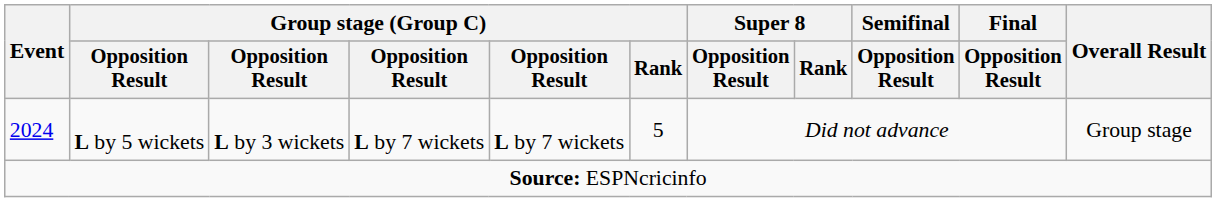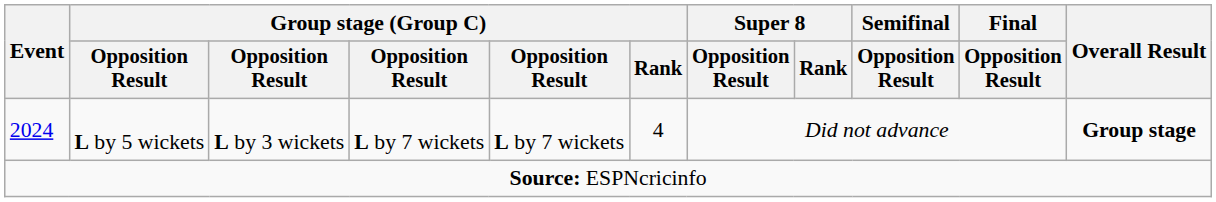(658, 129) 5 -> (658, 129) 4
(1139, 129) normal -> (1139, 129) bold
